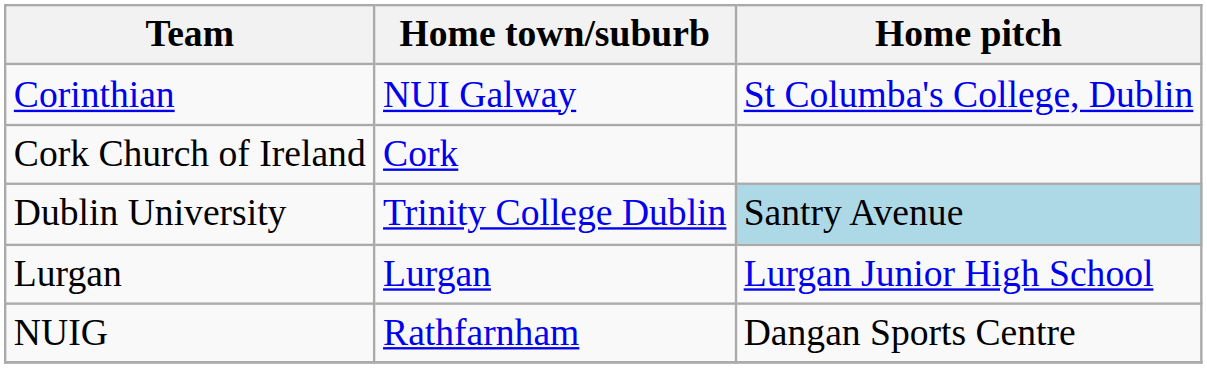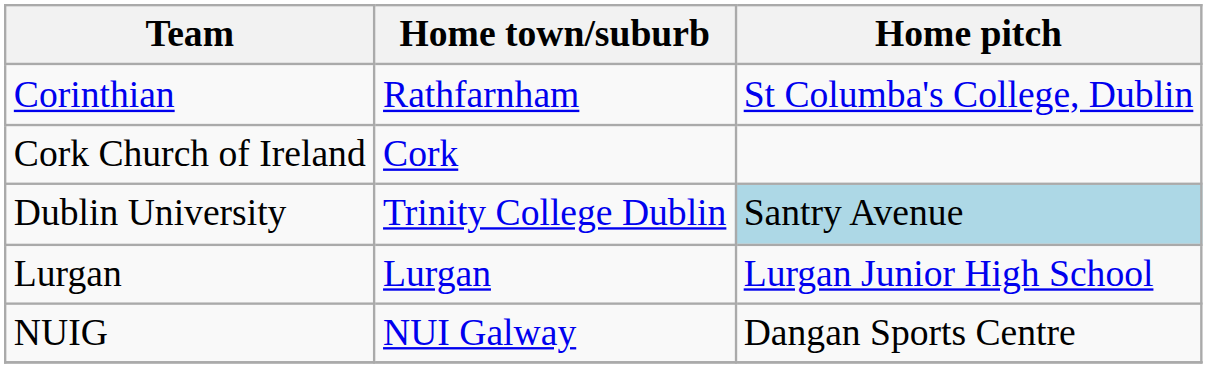(480, 93) NUI Galway -> (481, 93) Rathfarnham
(481, 332) Rathfarnham -> (480, 332) NUI Galway
